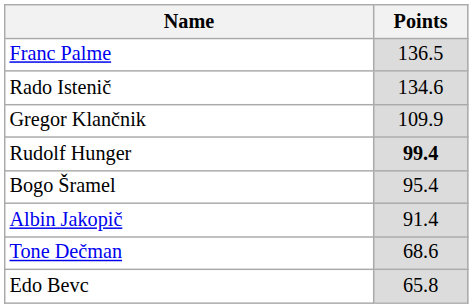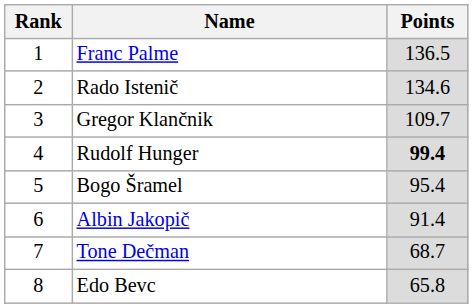+ column: (38, 20)
(421, 120) 109.9 -> (427, 120) 109.7
(421, 252) 68.6 -> (427, 252) 68.7
